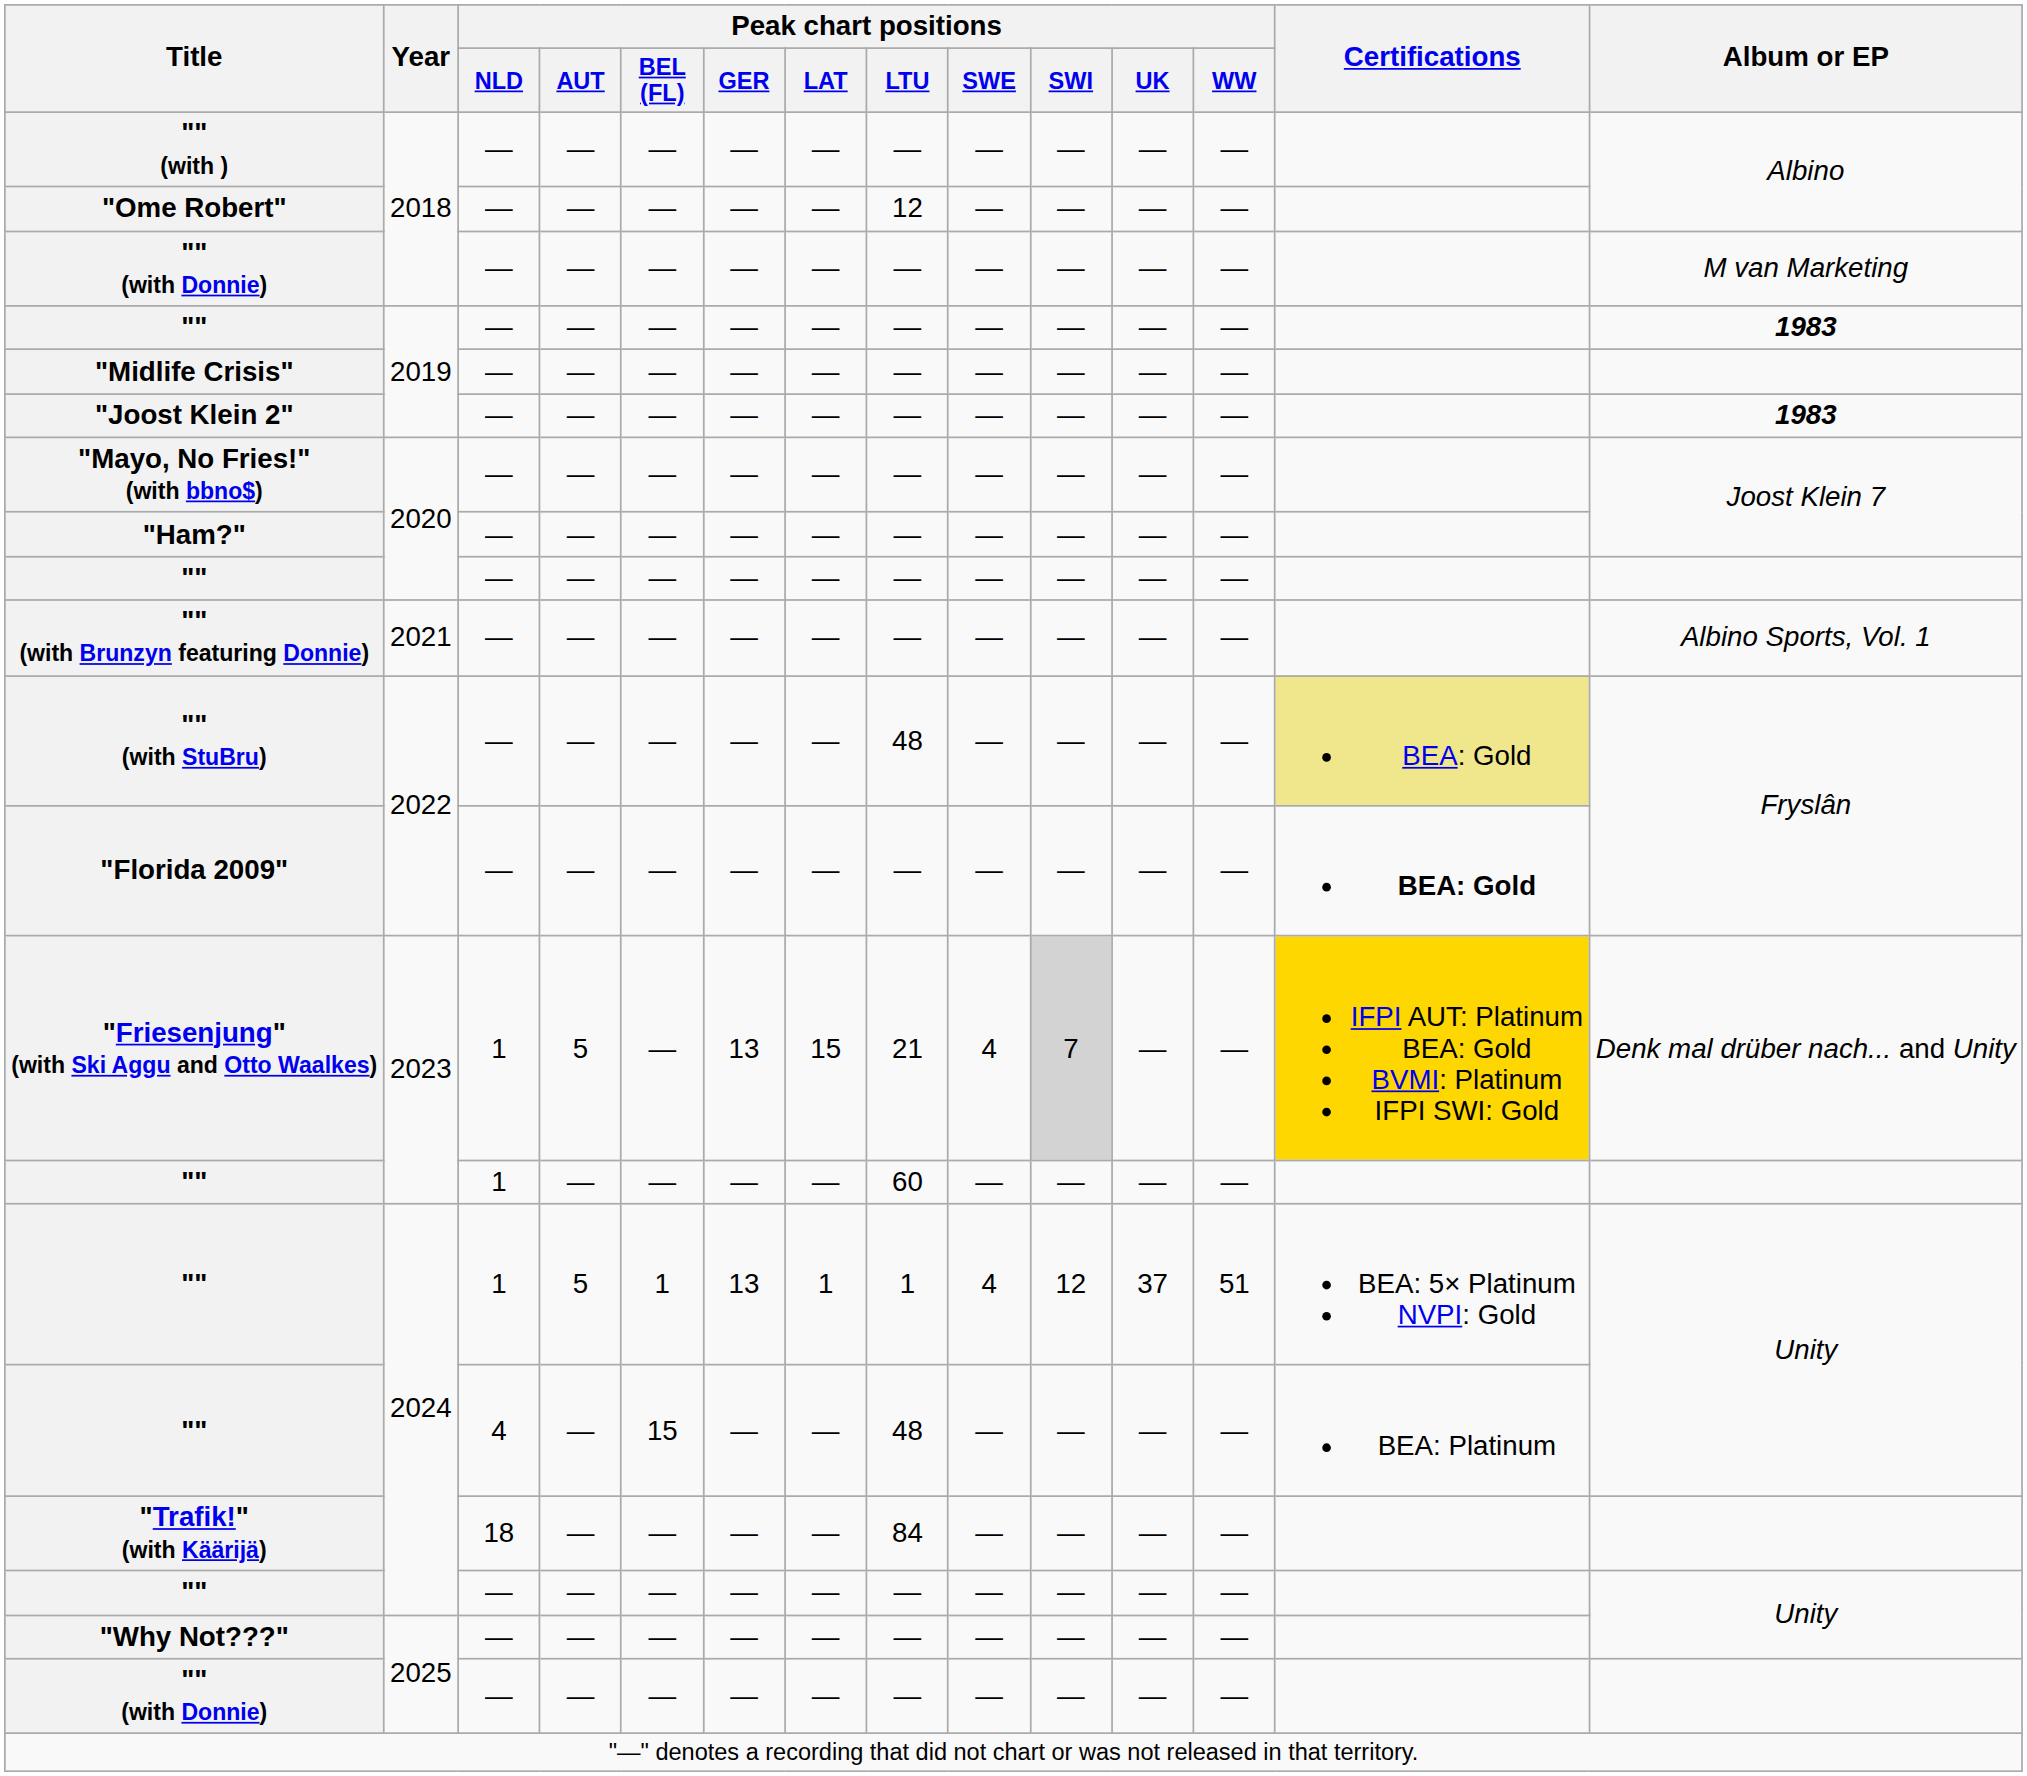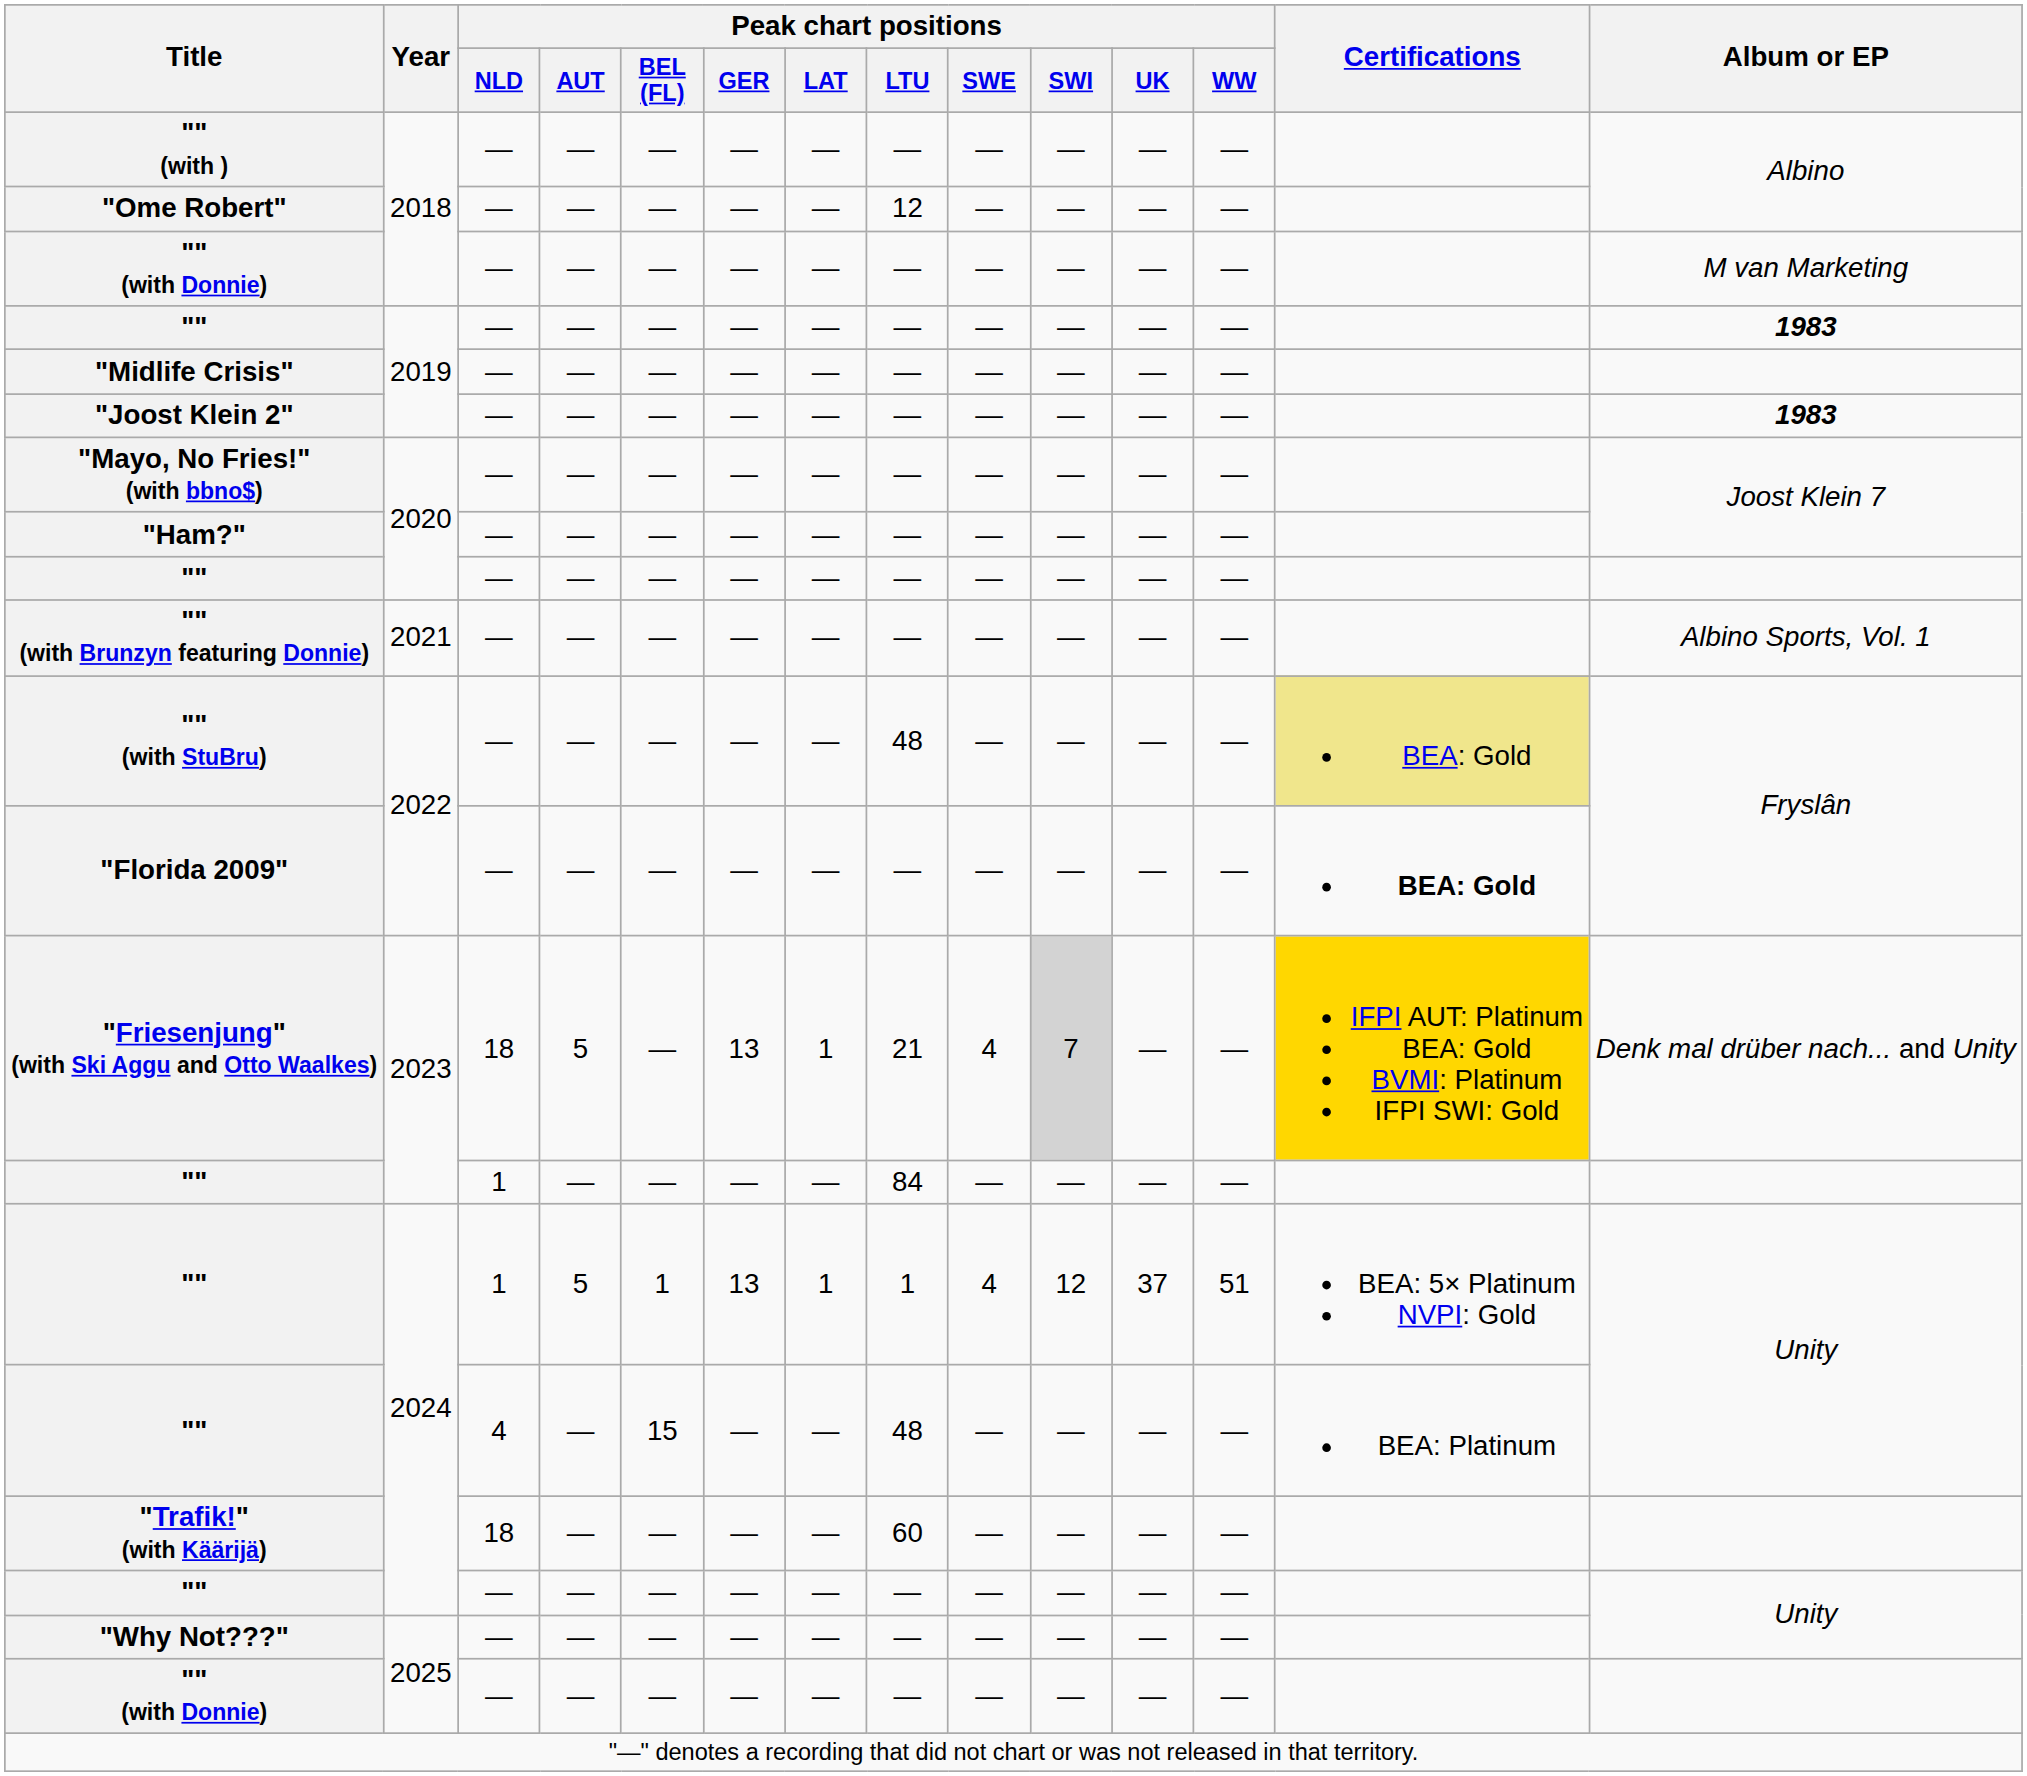(499, 1047) 1 -> (499, 1047) 18
(826, 1047) 15 -> (826, 1047) 1
(907, 1181) 60 -> (907, 1181) 84
(907, 1532) 84 -> (907, 1532) 60
